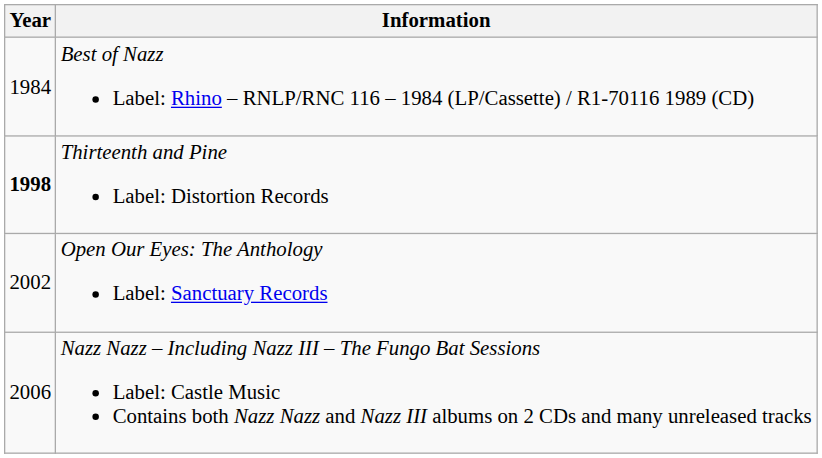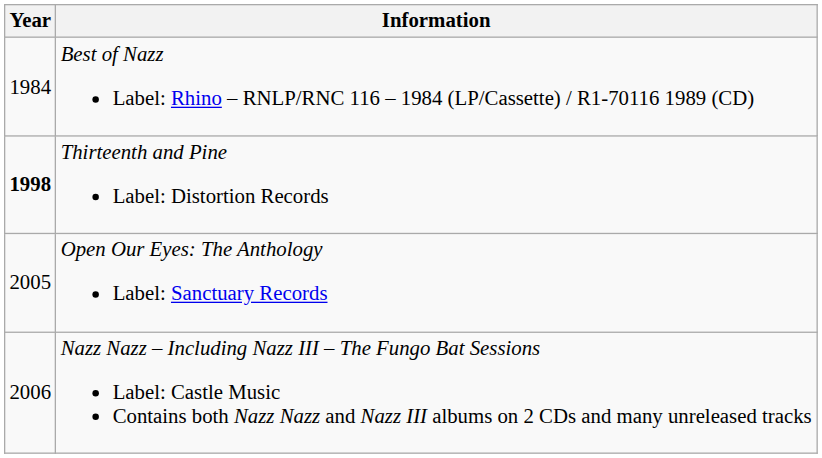(30, 282) 2002 -> (30, 282) 2005
